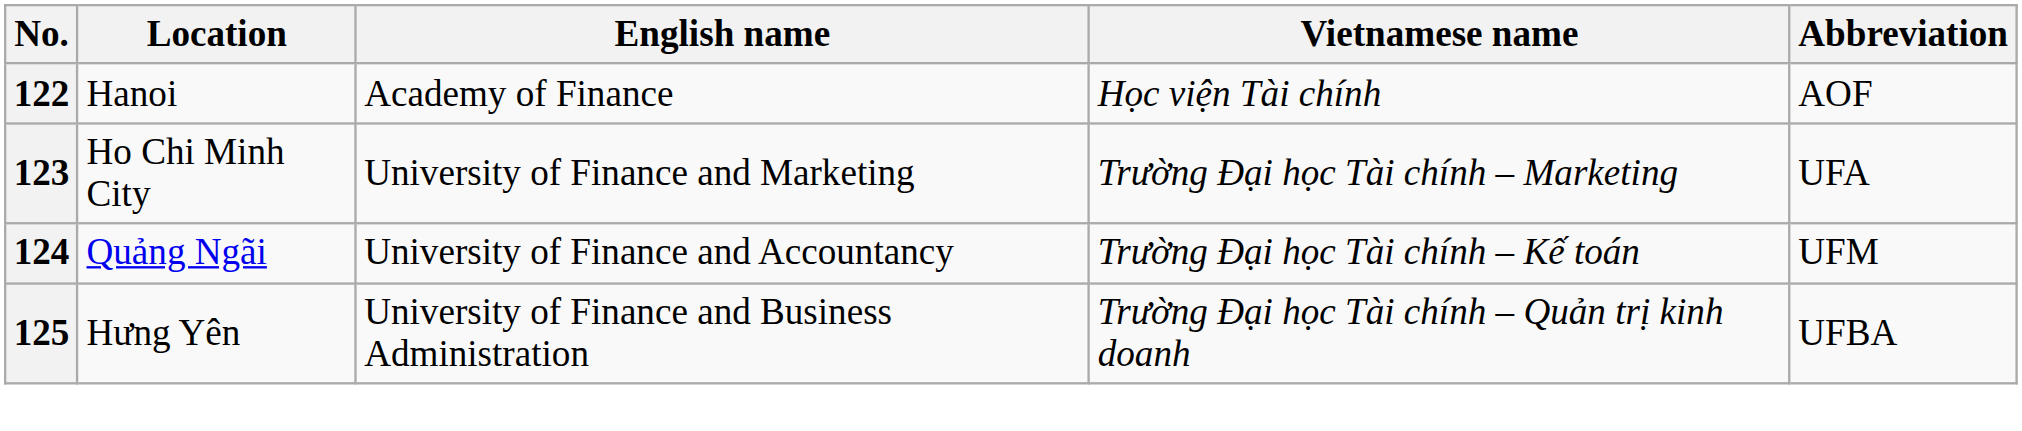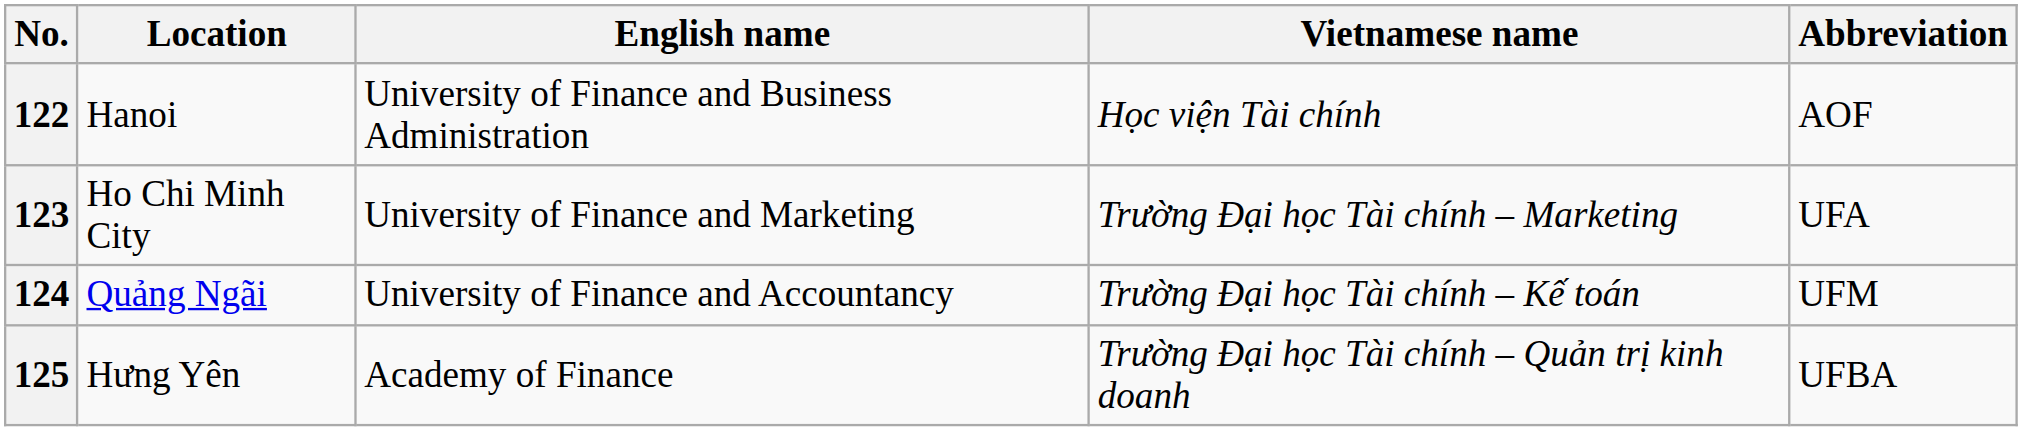(519, 92) Academy of Finance -> (628, 113) University of Finance and Business Administration
(628, 332) University of Finance and Business Administration -> (519, 373) Academy of Finance
